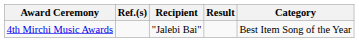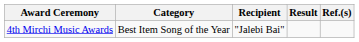columns swapped: (295, 12) <-> (132, 12)
